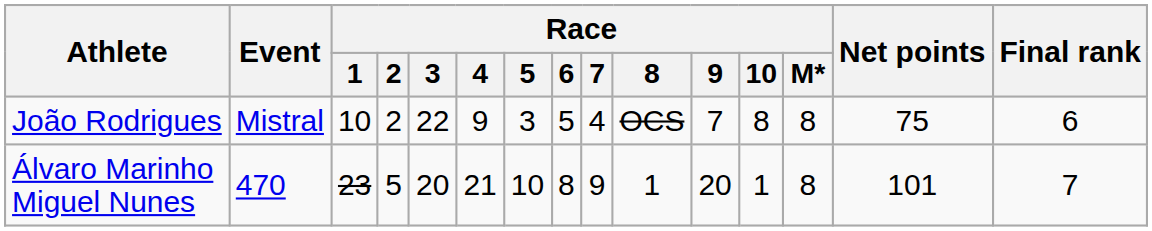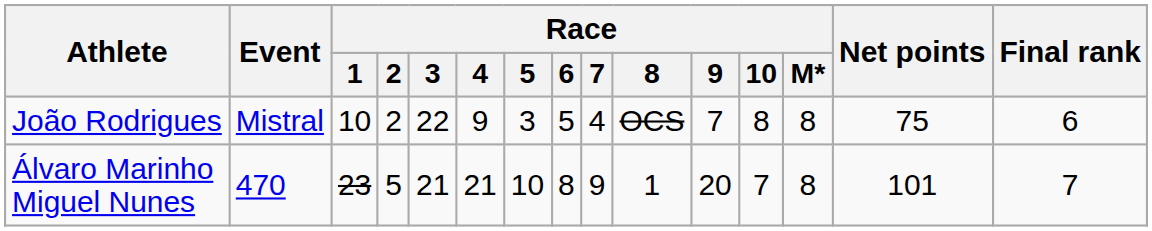(433, 185) 20 -> (433, 185) 21
(761, 185) 1 -> (761, 185) 7
